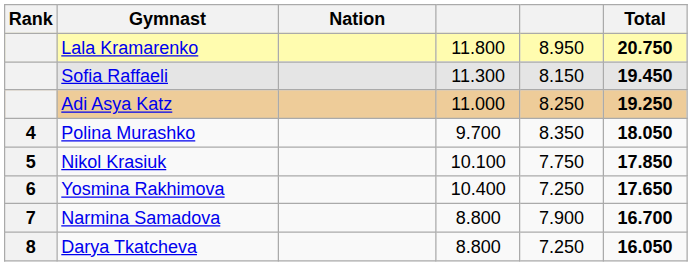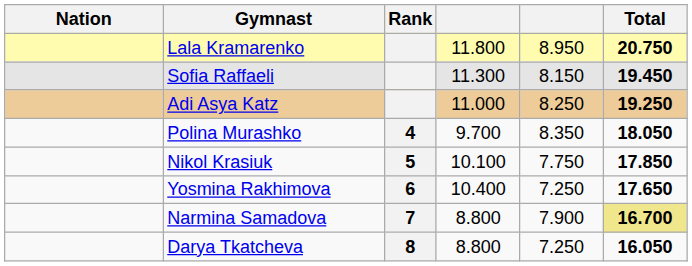columns swapped: (31, 19) <-> (357, 19)
(645, 218) no background -> (645, 218) khaki background
